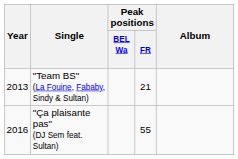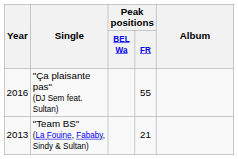rows swapped: (69, 87) <-> (62, 130)
